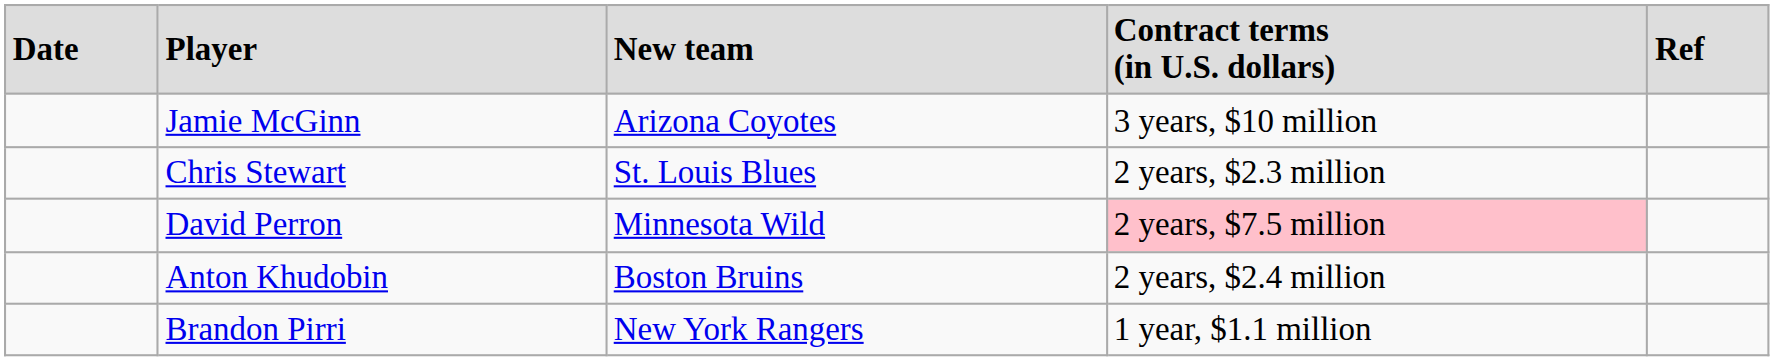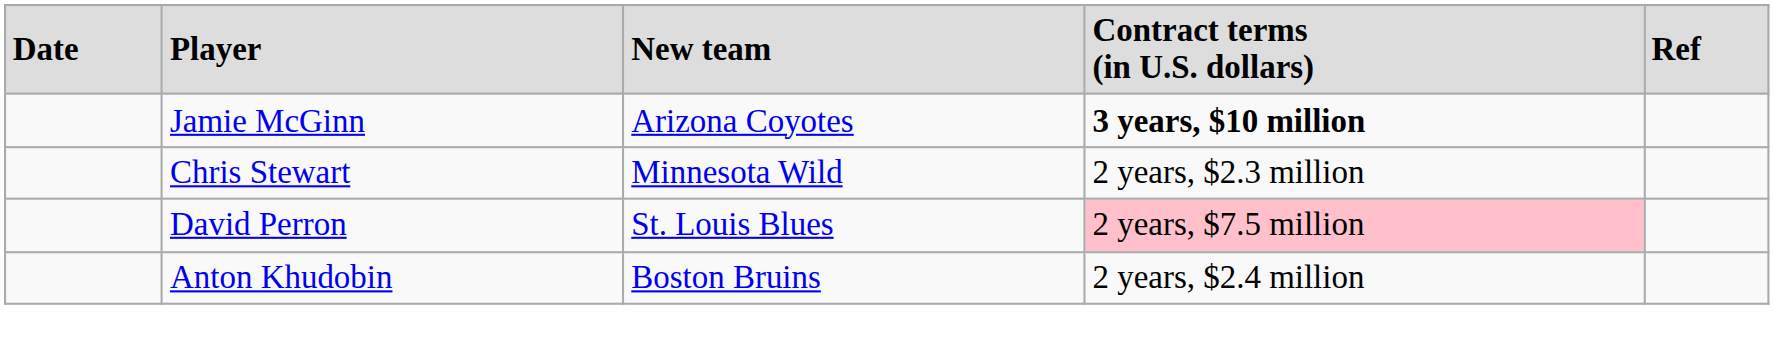(1246, 119) normal -> (1229, 119) bold
(715, 172) St. Louis Blues -> (737, 172) Minnesota Wild
(719, 224) Minnesota Wild -> (732, 224) St. Louis Blues
- row: (256, 329)
